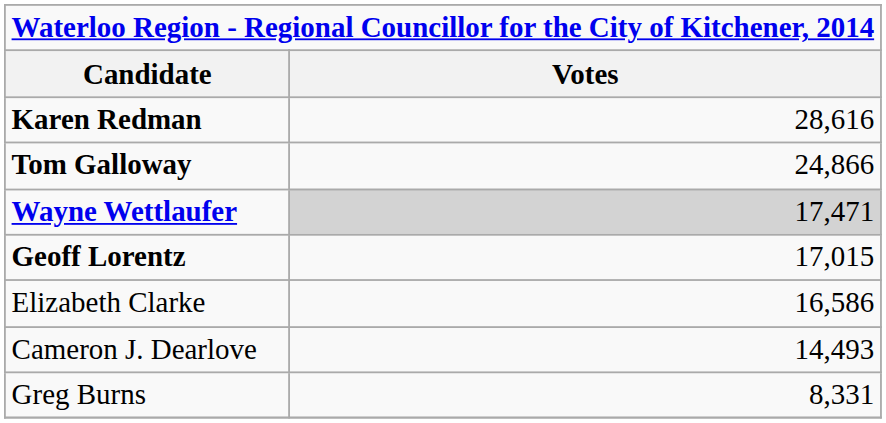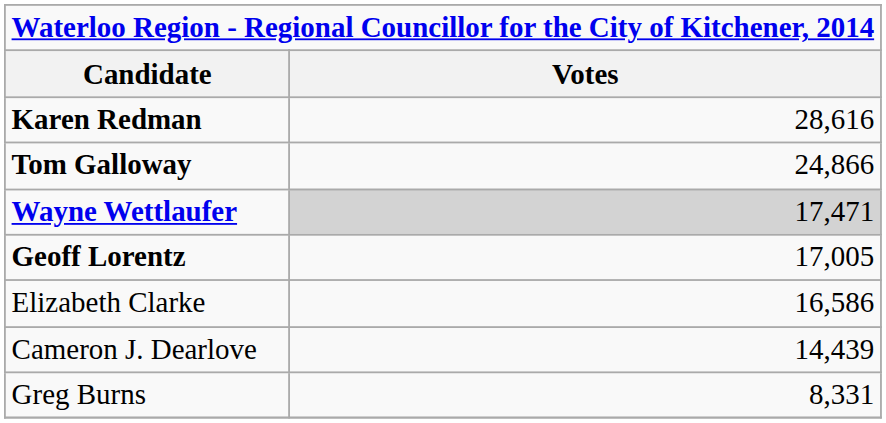(834, 257) 17,015 -> (834, 257) 17,005
(834, 348) 14,493 -> (834, 348) 14,439
